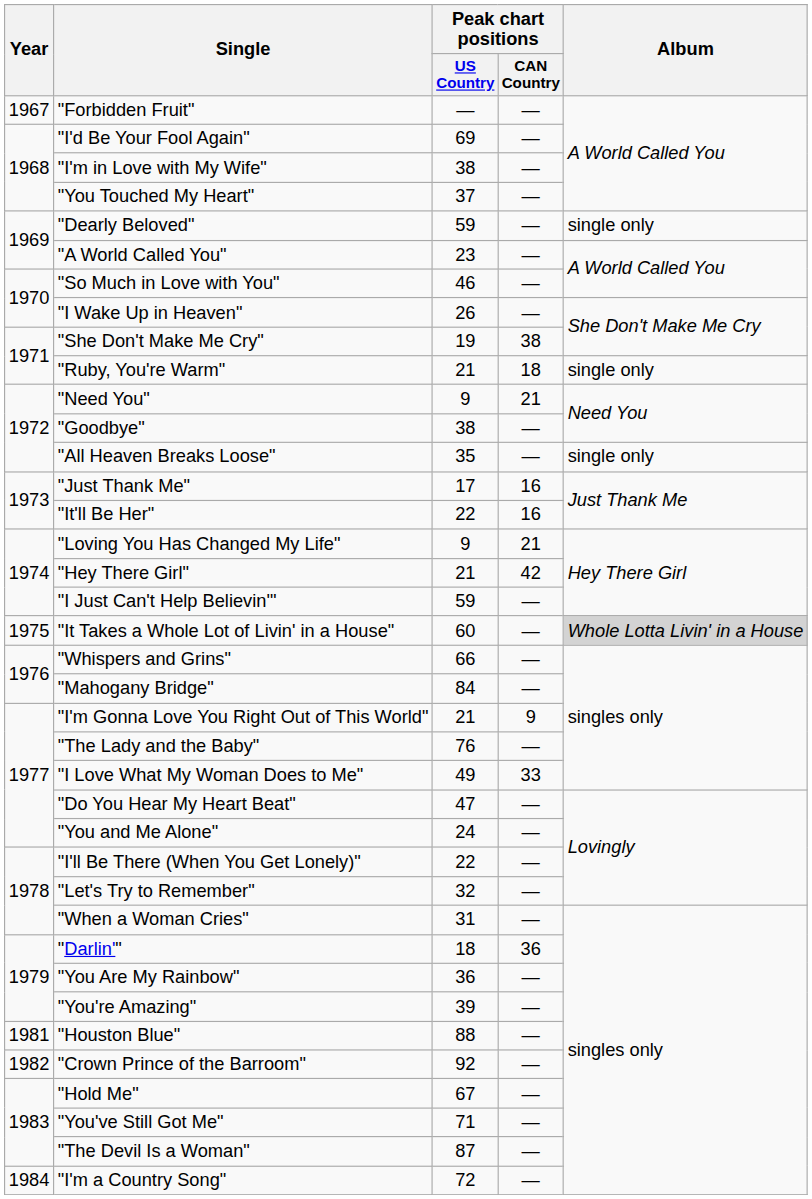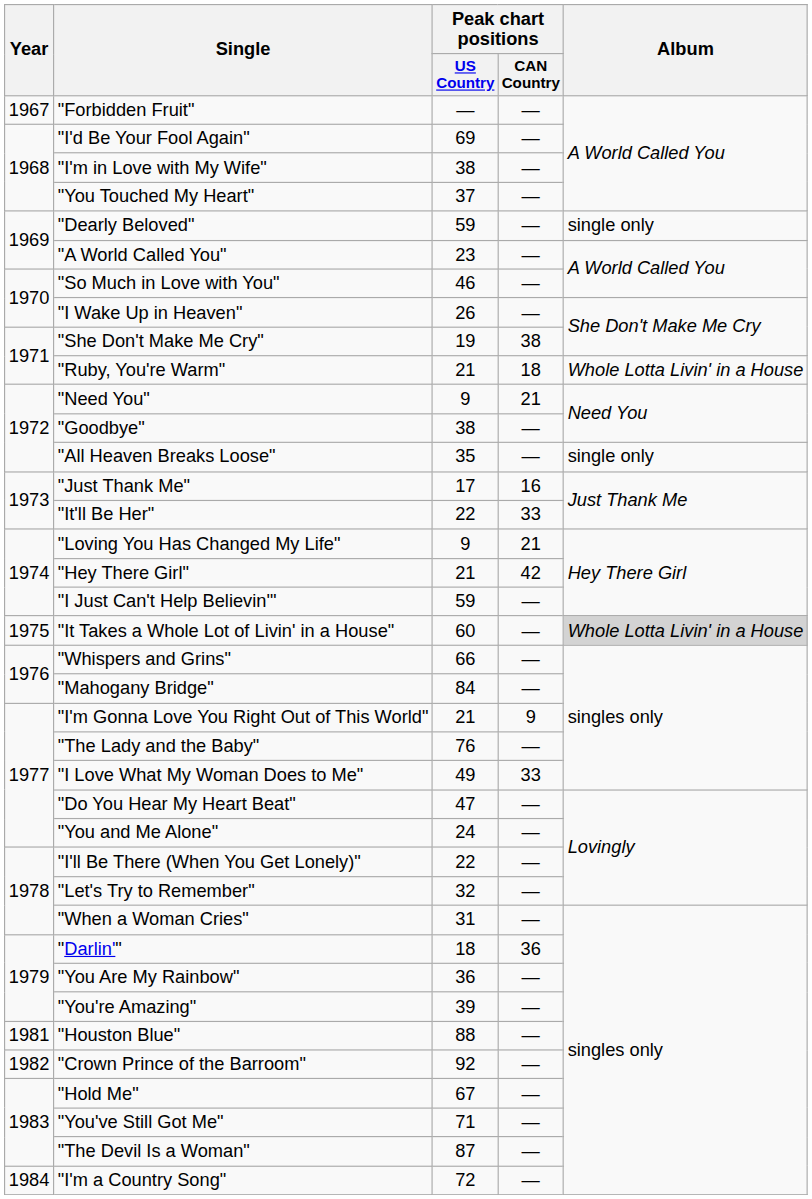(611, 370) single only -> (685, 370) Whole Lotta Livin' in a House
(531, 514) 16 -> (531, 514) 33
